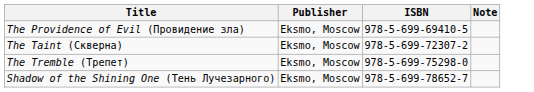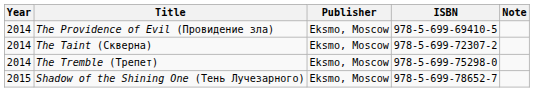+ column: (19, 13)
